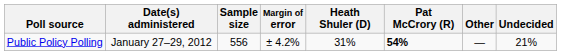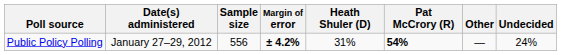(283, 42) normal -> (283, 42) bold
(526, 42) 21% -> (526, 42) 24%
